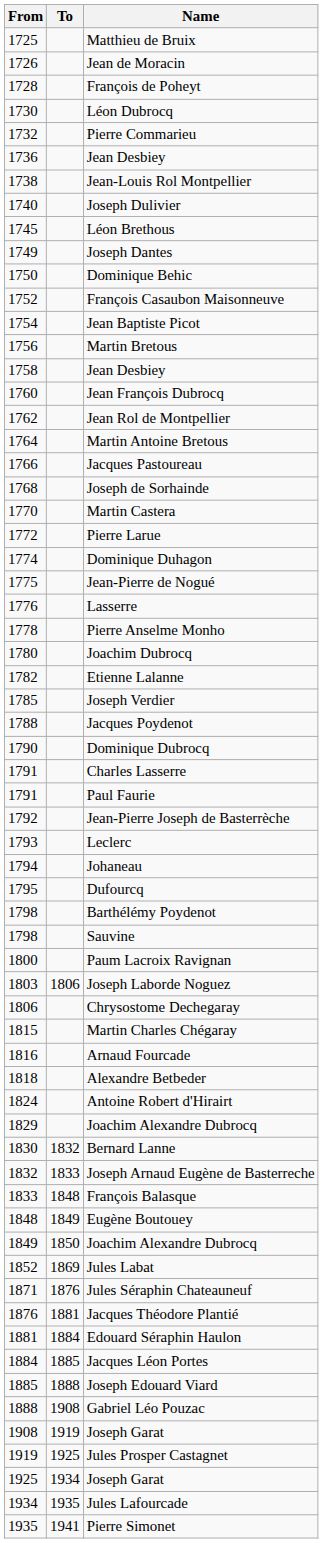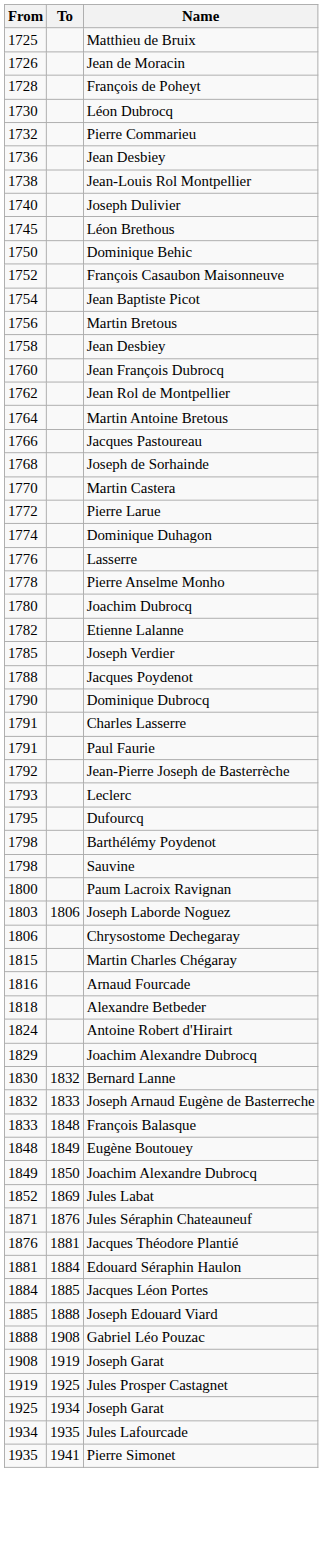- row: (23, 252)
- row: (23, 582)
- row: (23, 865)
